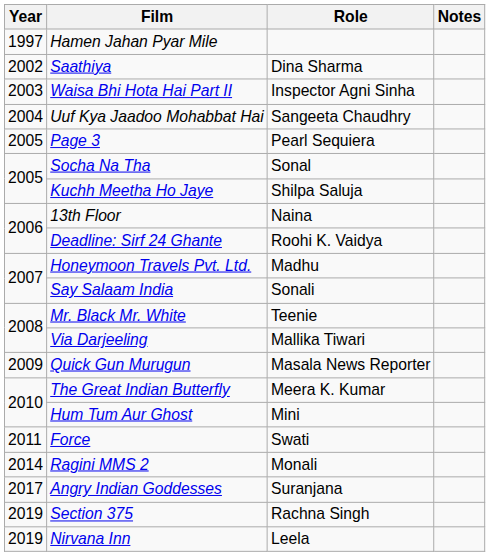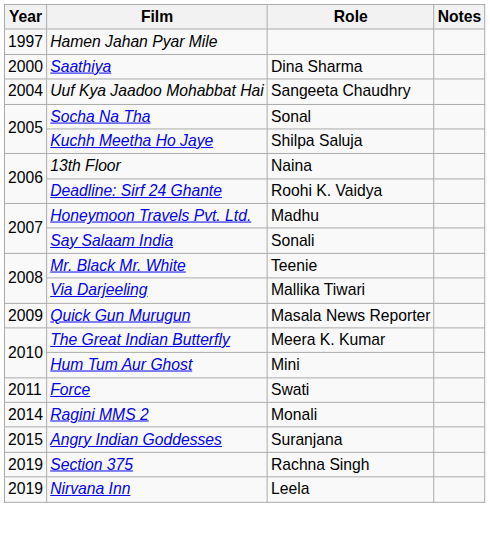(26, 66) 2002 -> (26, 66) 2000
- row: (141, 91)
- row: (75, 141)
(26, 489) 2017 -> (26, 439) 2015
